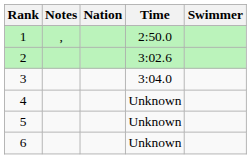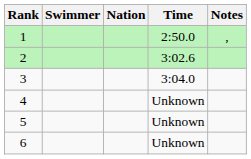columns swapped: (215, 15) <-> (61, 15)
